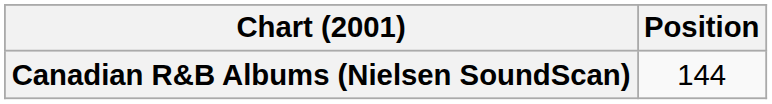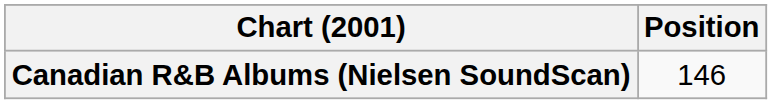(702, 74) 144 -> (702, 74) 146
